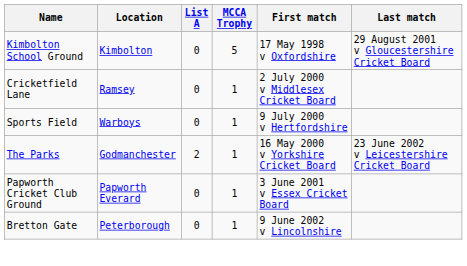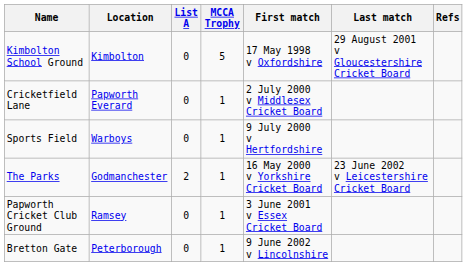+ column: (448, 18)
(117, 89) Ramsey -> (115, 100) Papworth Everard
(123, 193) Papworth Everard -> (109, 216) Ramsey
